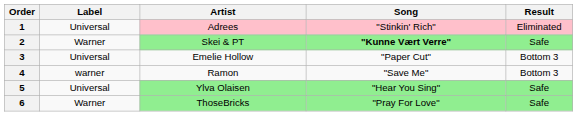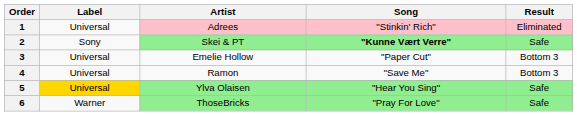(90, 42) Warner -> (90, 42) Sony
(90, 73) warner -> (90, 73) Universal
(90, 88) no background -> (90, 88) gold background
